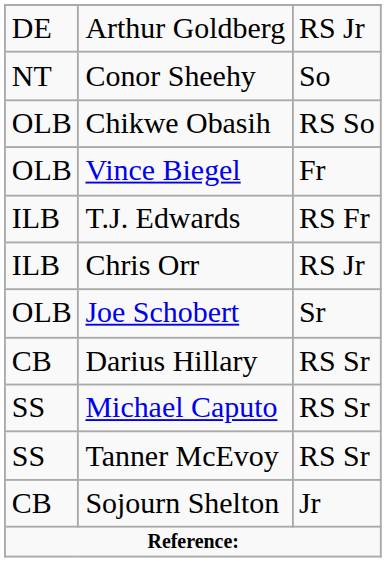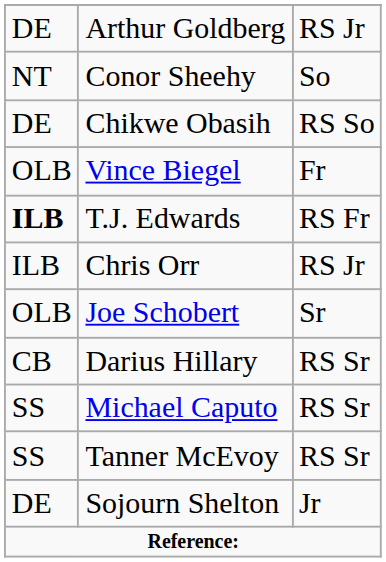(42, 123) OLB -> (32, 123) DE
(36, 218) normal -> (38, 218) bold
(32, 502) CB -> (32, 502) DE
